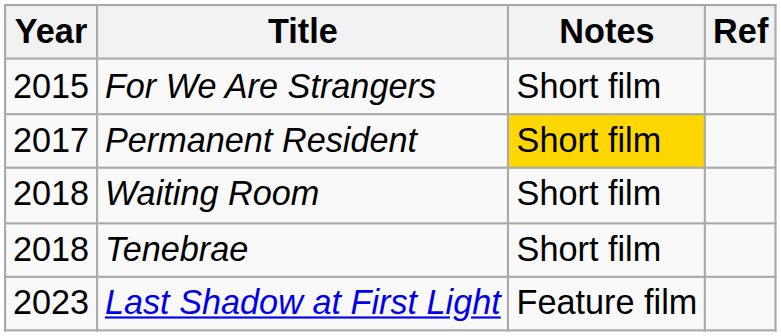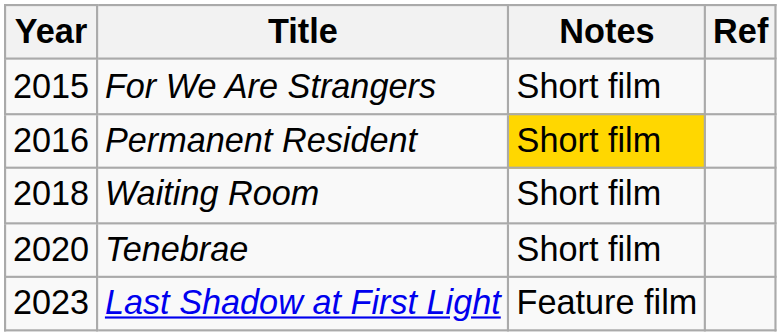(51, 140) 2017 -> (51, 140) 2016
(51, 248) 2018 -> (51, 248) 2020
